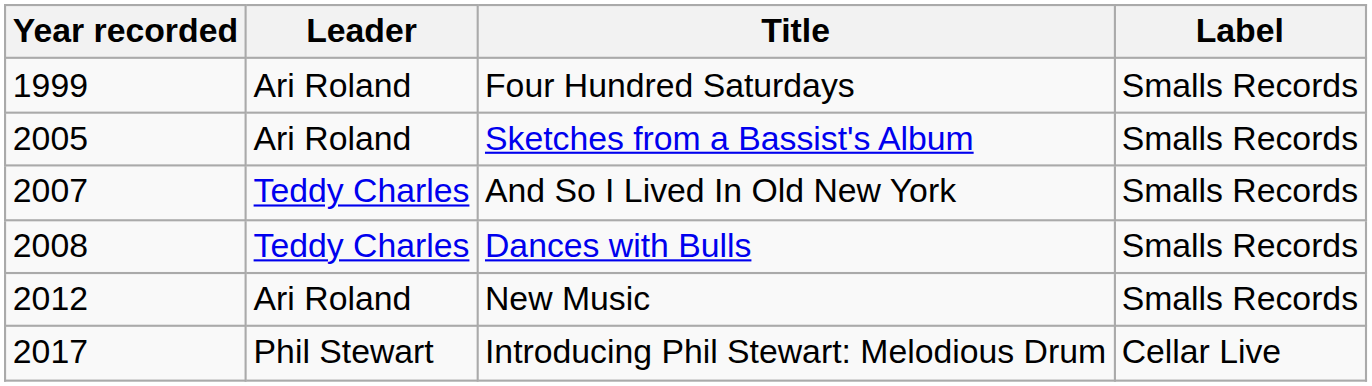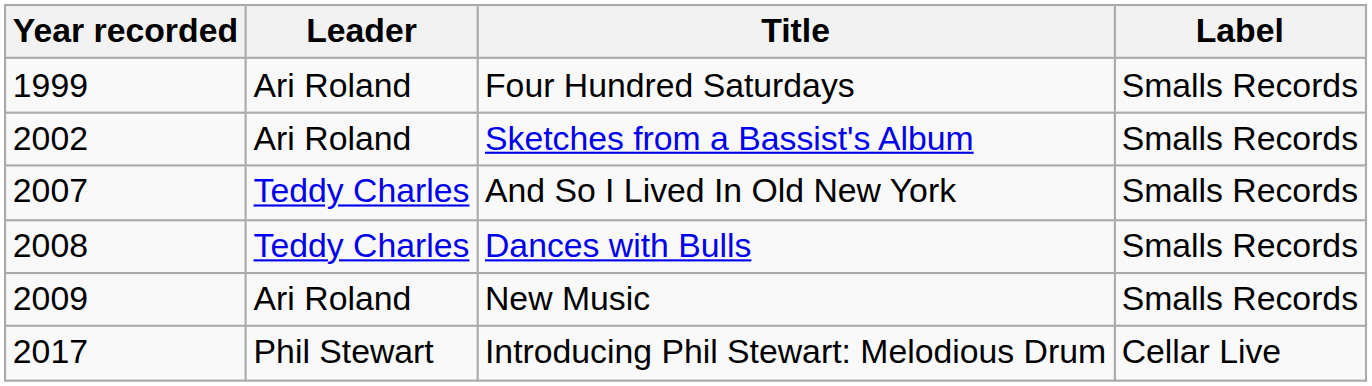(50, 138) 2005 -> (50, 138) 2002
(50, 298) 2012 -> (50, 298) 2009
